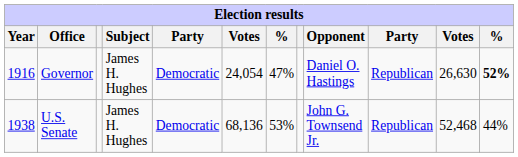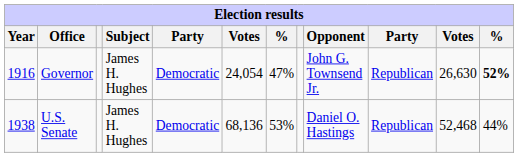(333, 73) Daniel O. Hastings -> (334, 73) John G. Townsend Jr.
(334, 125) John G. Townsend Jr. -> (333, 125) Daniel O. Hastings
